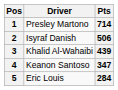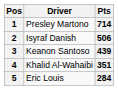(60, 51) Khalid Al-Wahaibi -> (58, 51) Keanon Santoso
(58, 65) Keanon Santoso -> (60, 65) Khalid Al-Wahaibi
(104, 65) 347 -> (104, 65) 351
